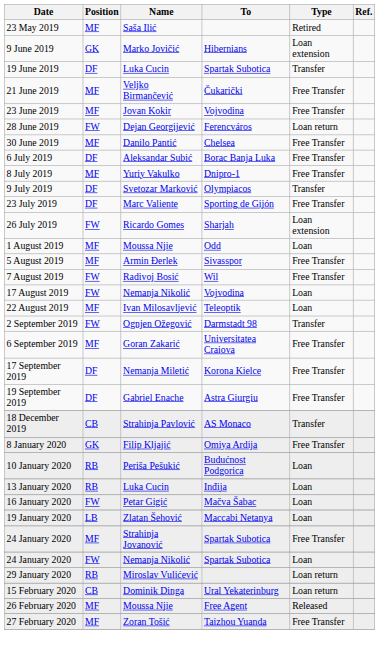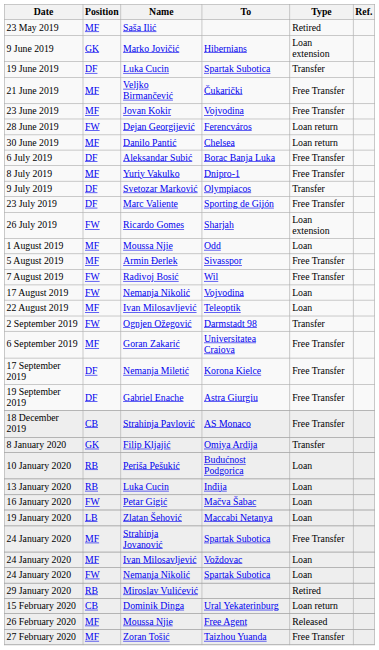(318, 142) Free Transfer -> (315, 142) Loan return
(308, 424) Transfer -> (318, 424) Free Transfer
(318, 445) Free Transfer -> (308, 445) Transfer
+ row: (39, 559)
(315, 575) Loan return -> (306, 590) Retired
